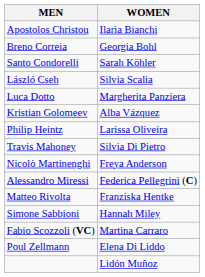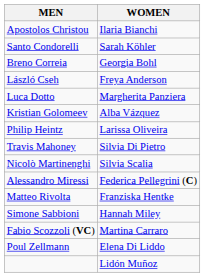rows swapped: (43, 63) <-> (37, 46)
(126, 79) Silvia Scalia -> (133, 79) Freya Anderson
(133, 163) Freya Anderson -> (126, 163) Silvia Scalia
